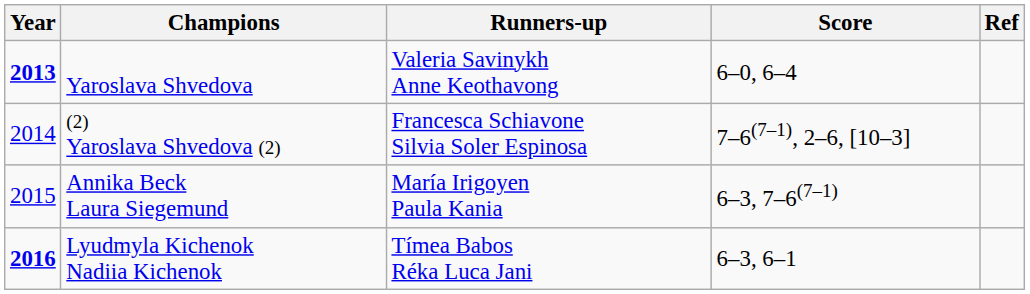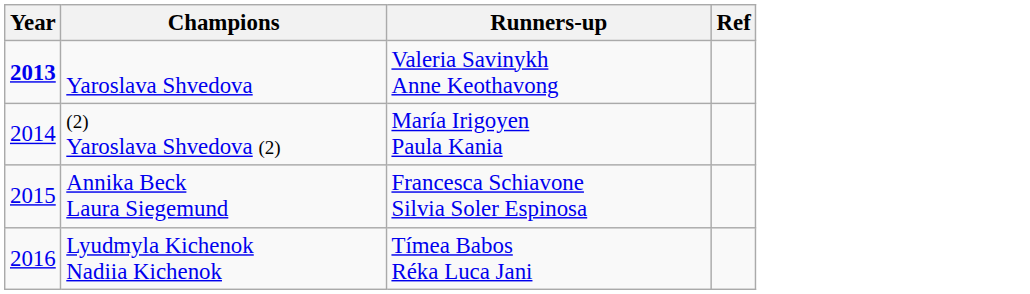- column: (845, 22)
(489, 133) Francesca Schiavone Silvia Soler Espinosa -> (460, 133) María Irigoyen Paula Kania
(460, 195) María Irigoyen Paula Kania -> (489, 195) Francesca Schiavone Silvia Soler Espinosa
(33, 257) bold -> (33, 257) normal
